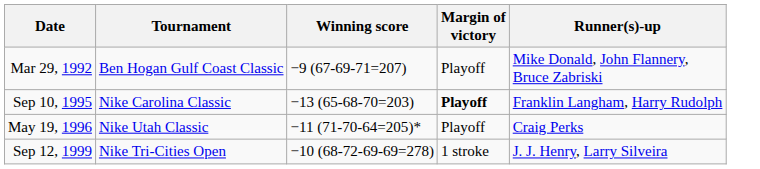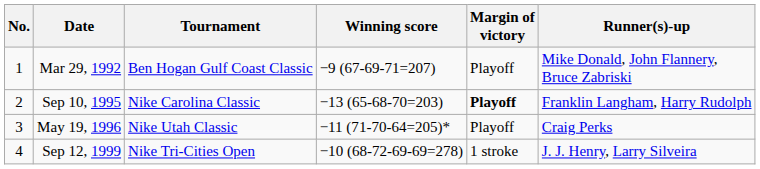+ column: (19, 26)
